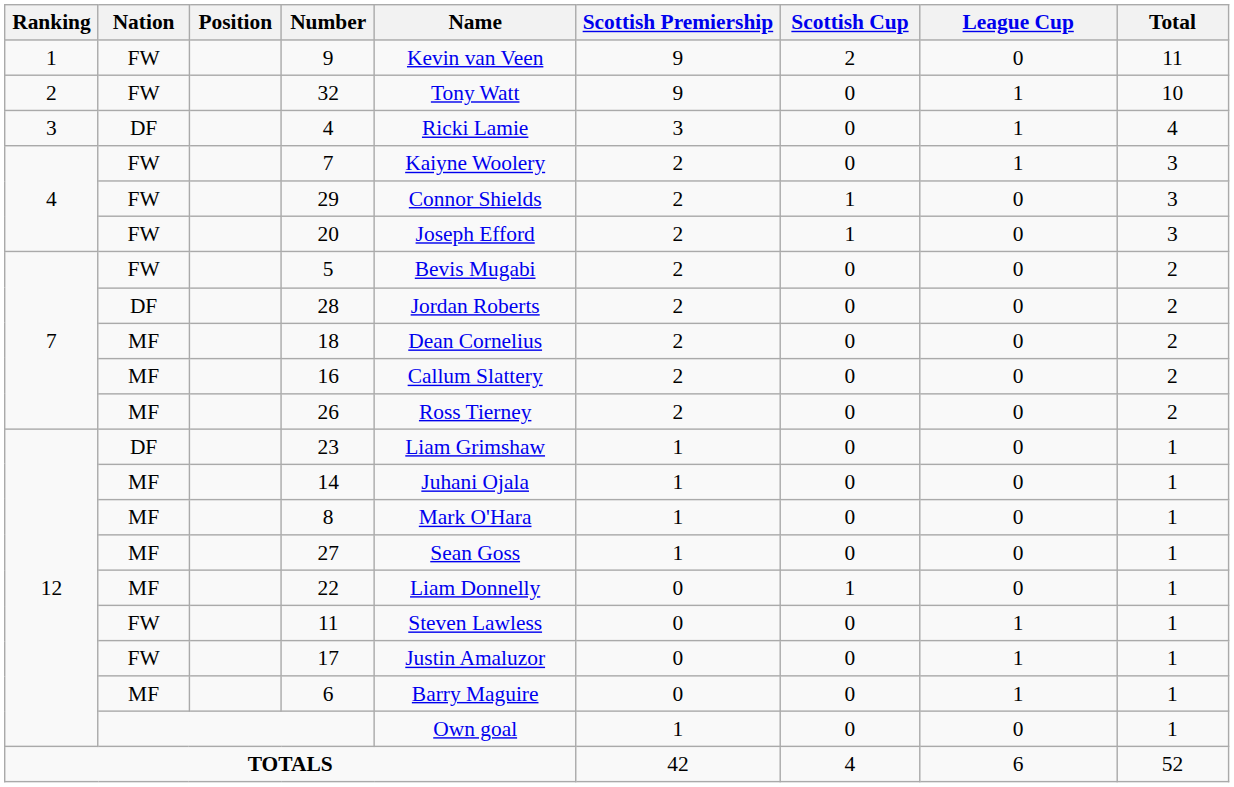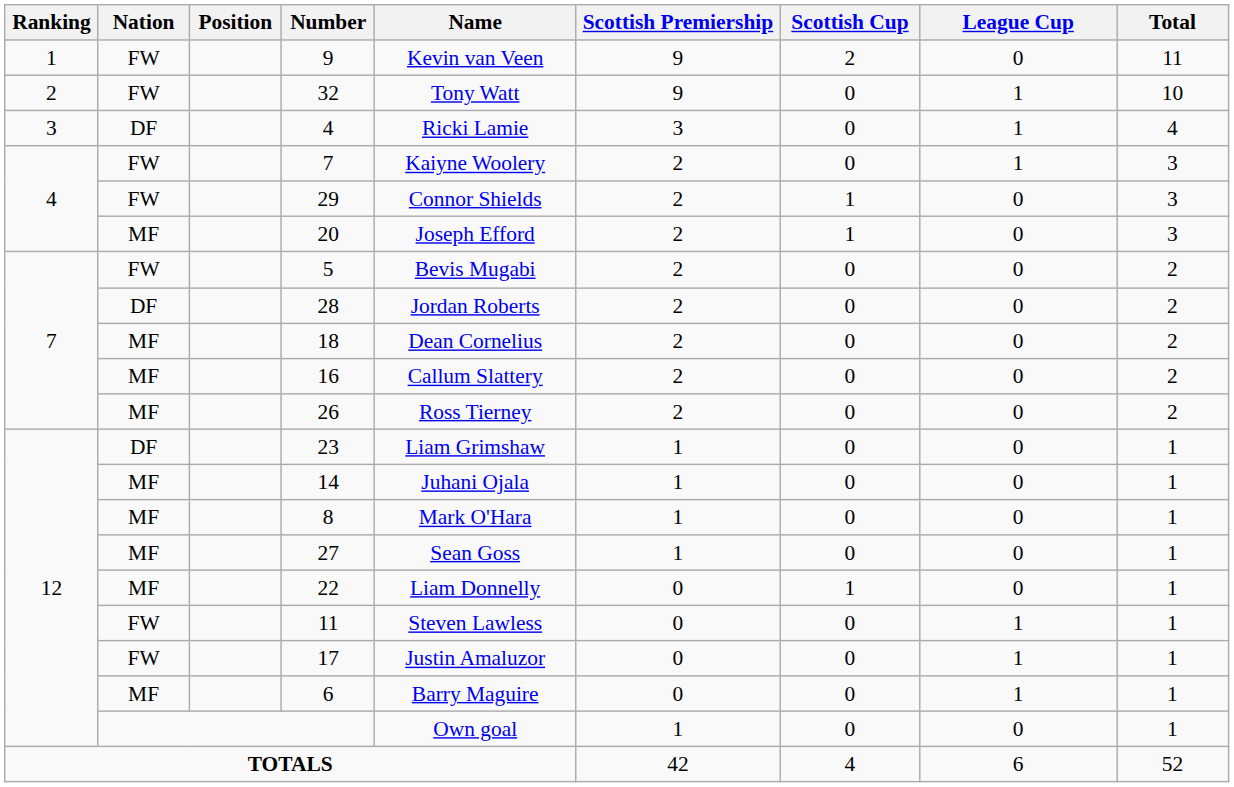(144, 234) FW -> (144, 234) MF
